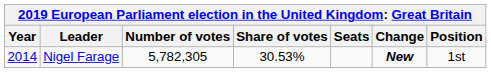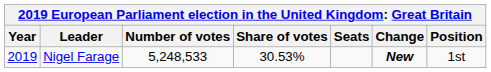(22, 57) 2014 -> (22, 57) 2019
(178, 57) 5,782,305 -> (178, 57) 5,248,533
